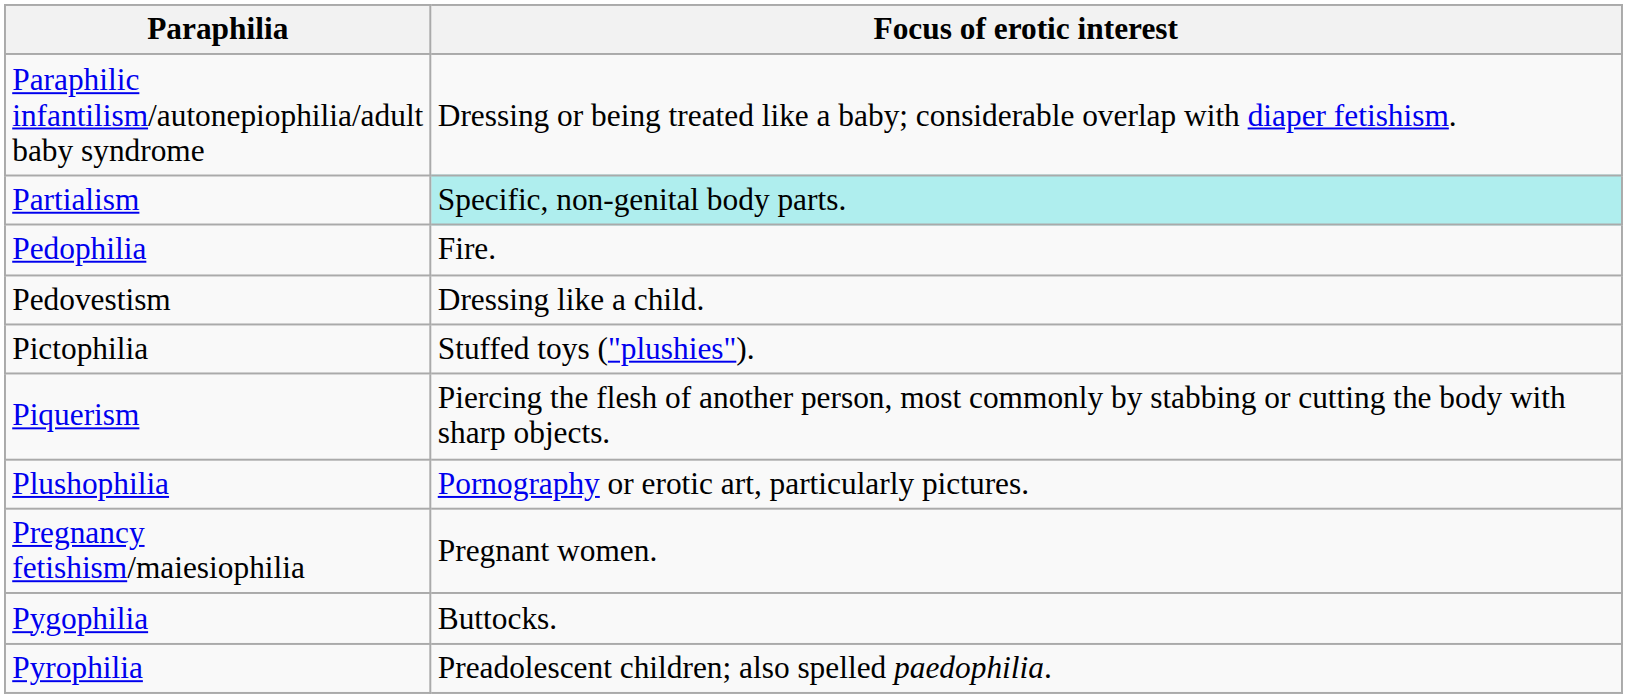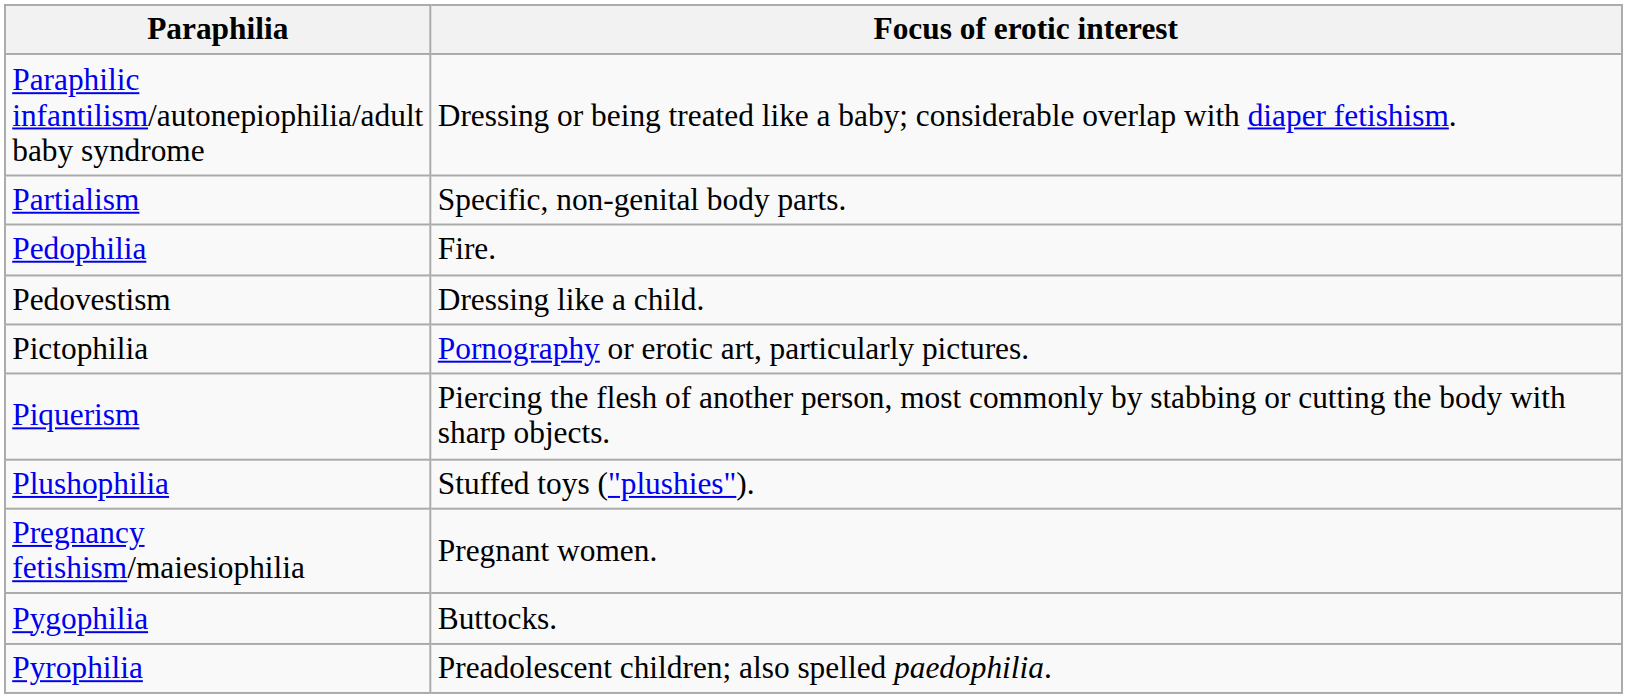(642, 199) paleturquoise background -> (642, 199) no background
(596, 348) Stuffed toys ("plushies"). -> (733, 348) Pornography or erotic art, particularly pictures.
(733, 483) Pornography or erotic art, particularly pictures. -> (596, 483) Stuffed toys ("plushies").
